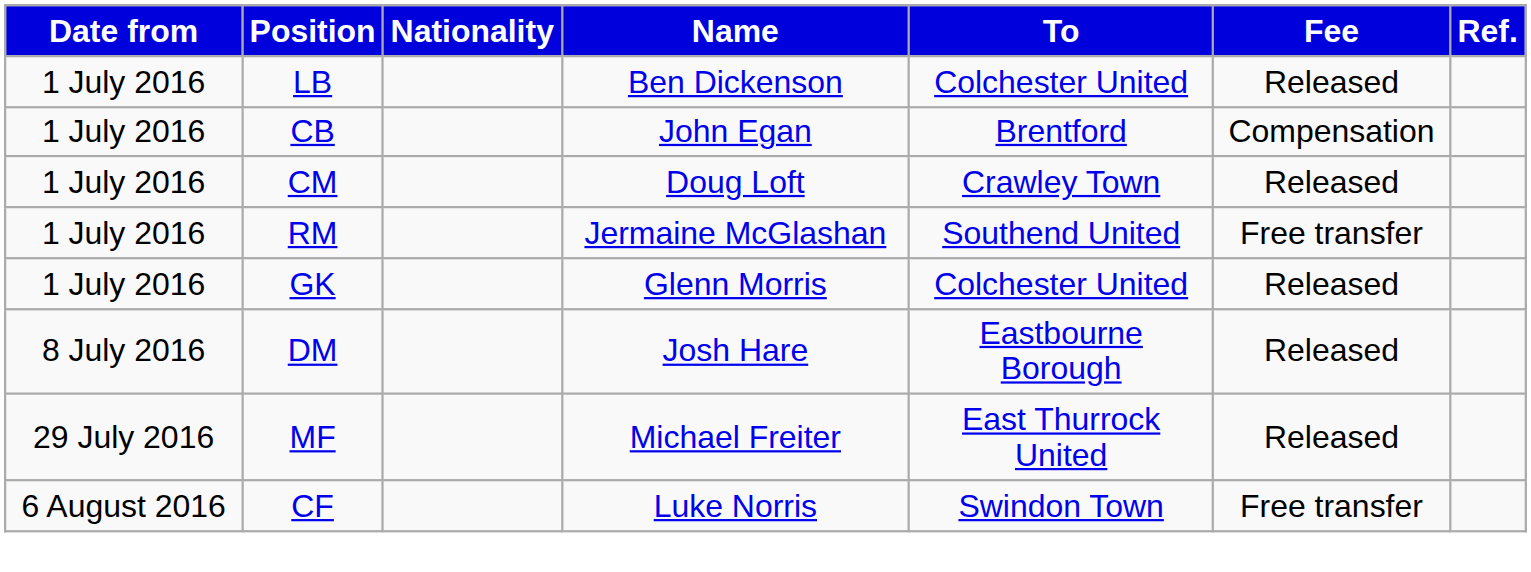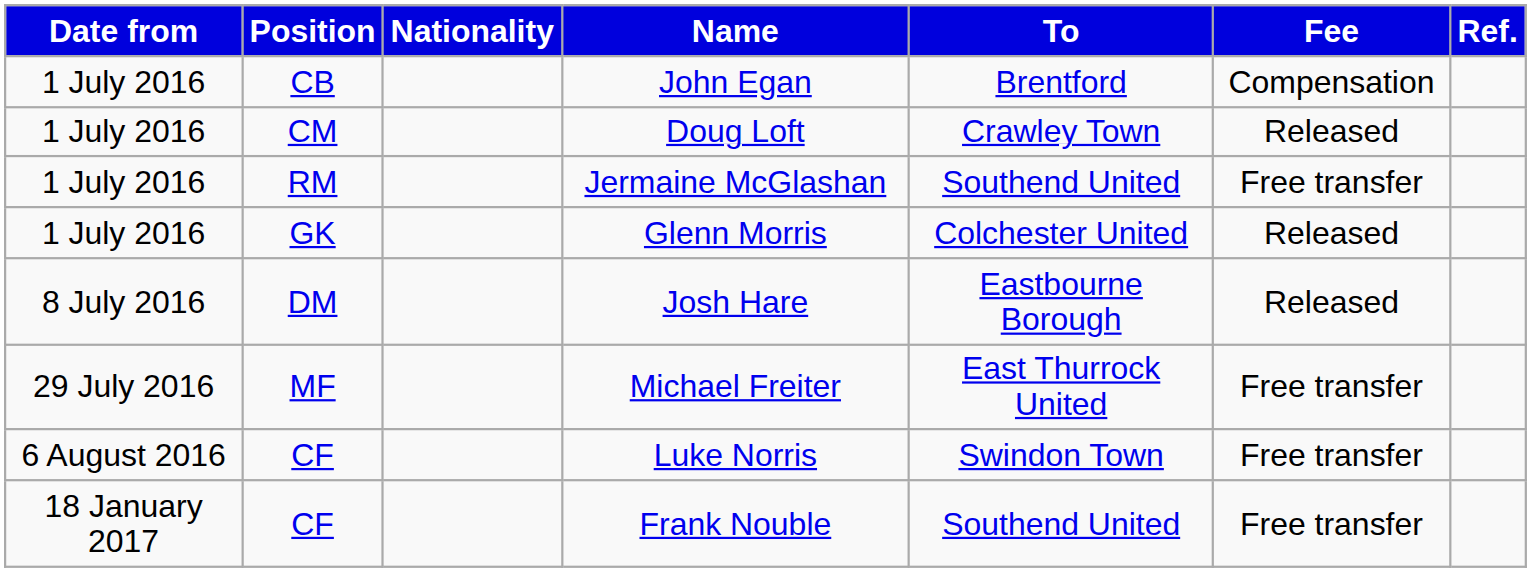- row: (735, 81)
(1331, 438) Released -> (1331, 387) Free transfer
+ row: (735, 524)
